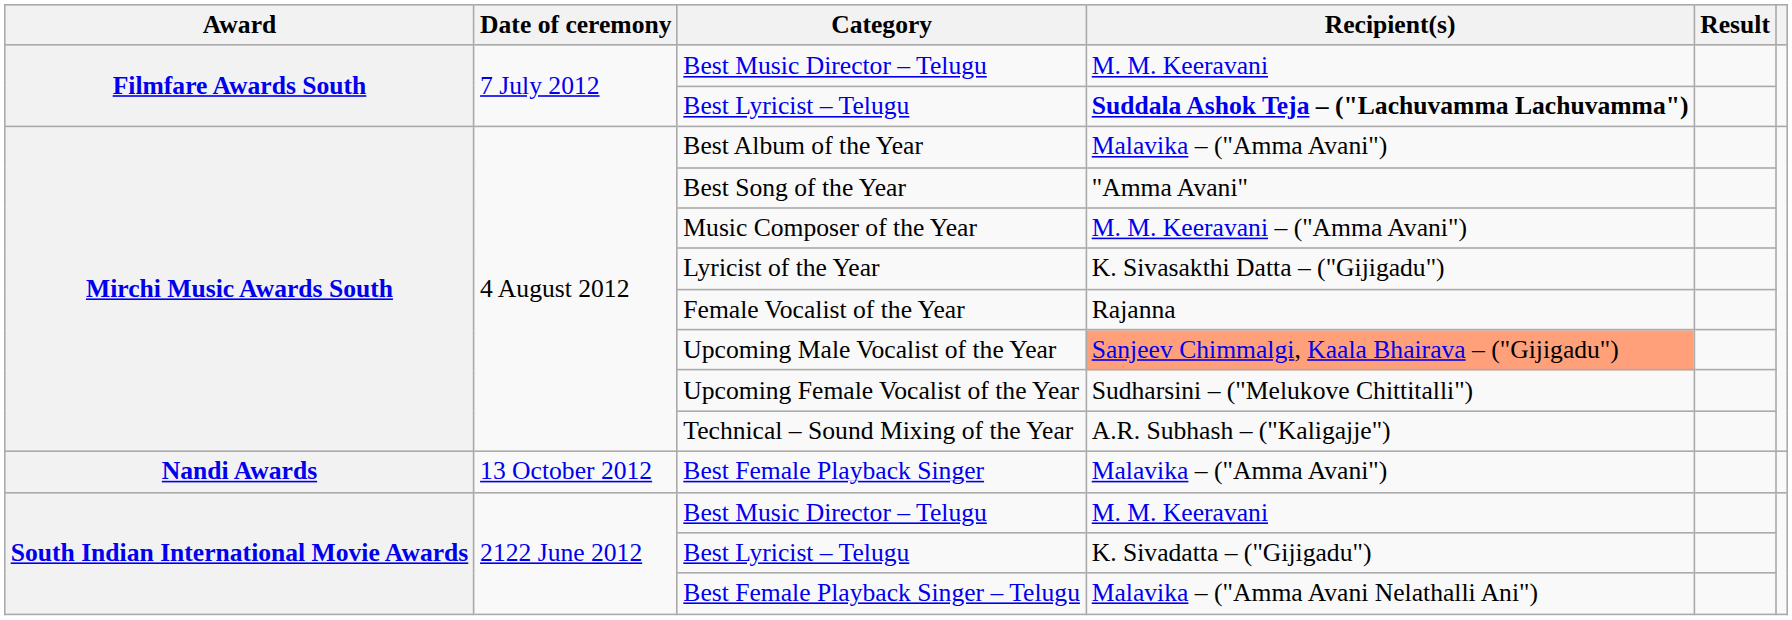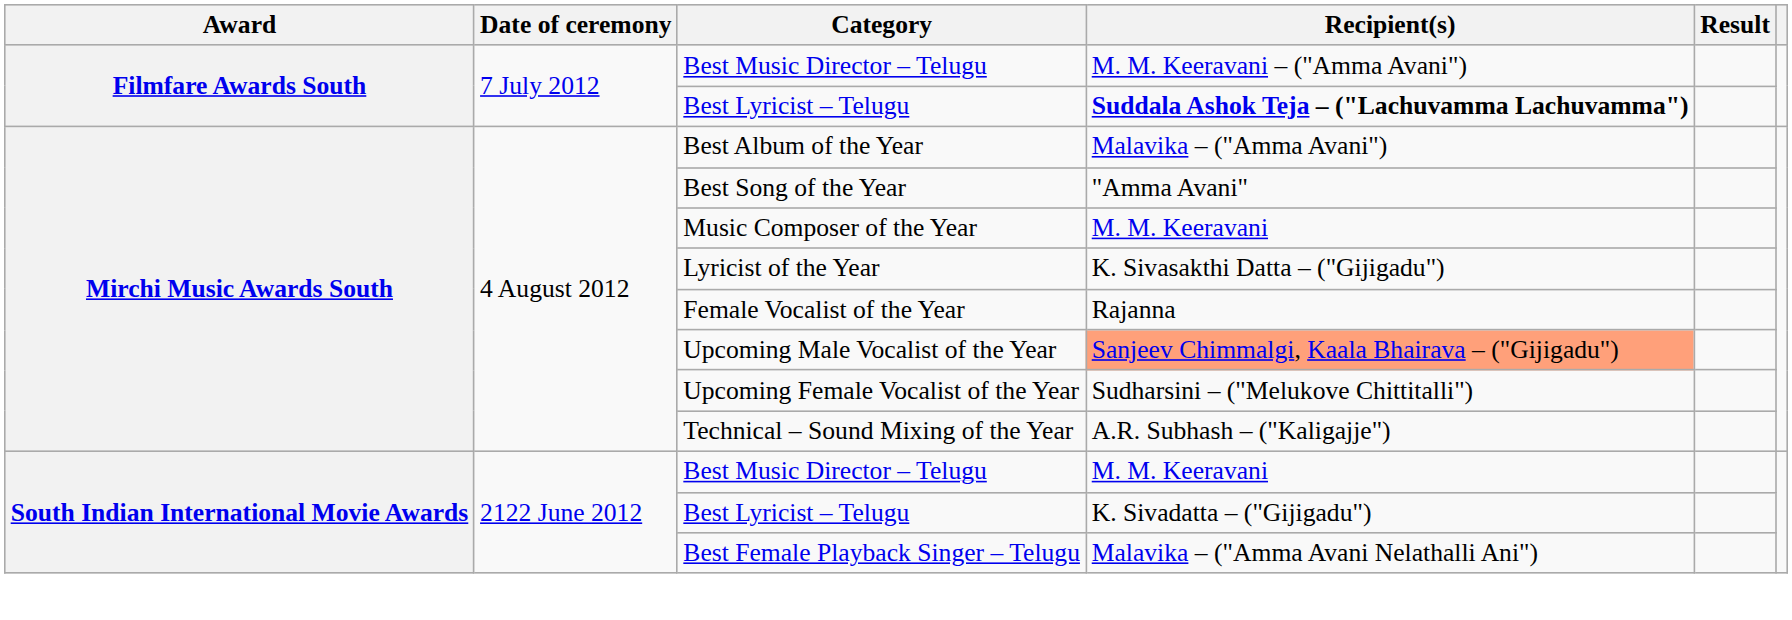(1180, 65) M. M. Keeravani -> (1279, 65) M. M. Keeravani – ("Amma Avani")
(1279, 227) M. M. Keeravani – ("Amma Avani") -> (1180, 227) M. M. Keeravani
- row: (239, 471)
